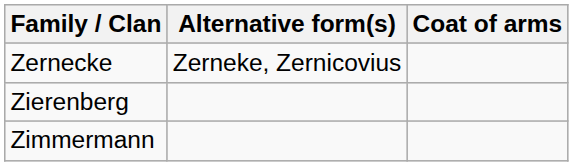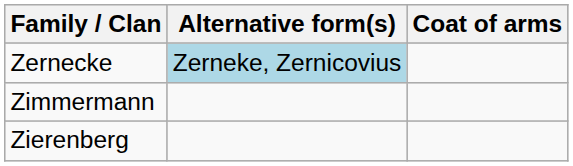(287, 62) no background -> (287, 62) lightblue background
rows swapped: (70, 101) <-> (82, 140)
